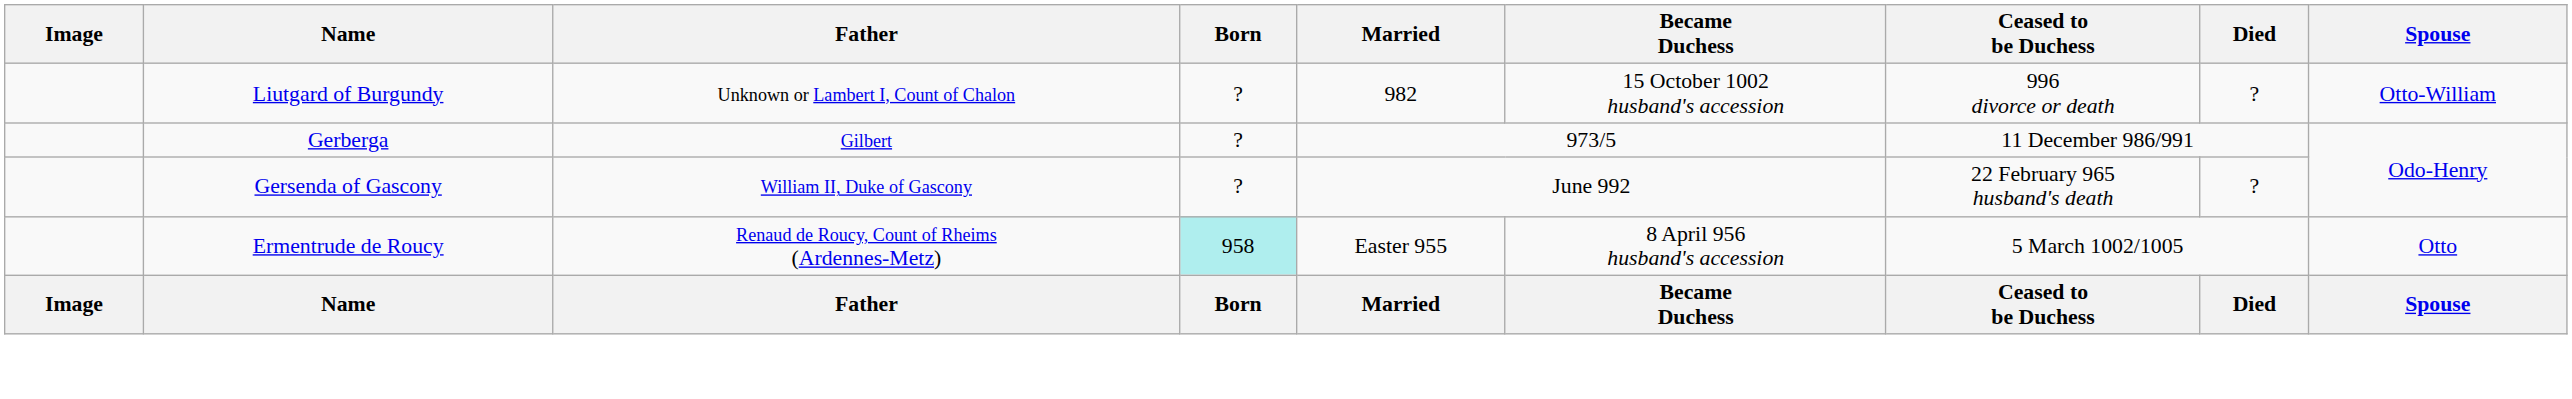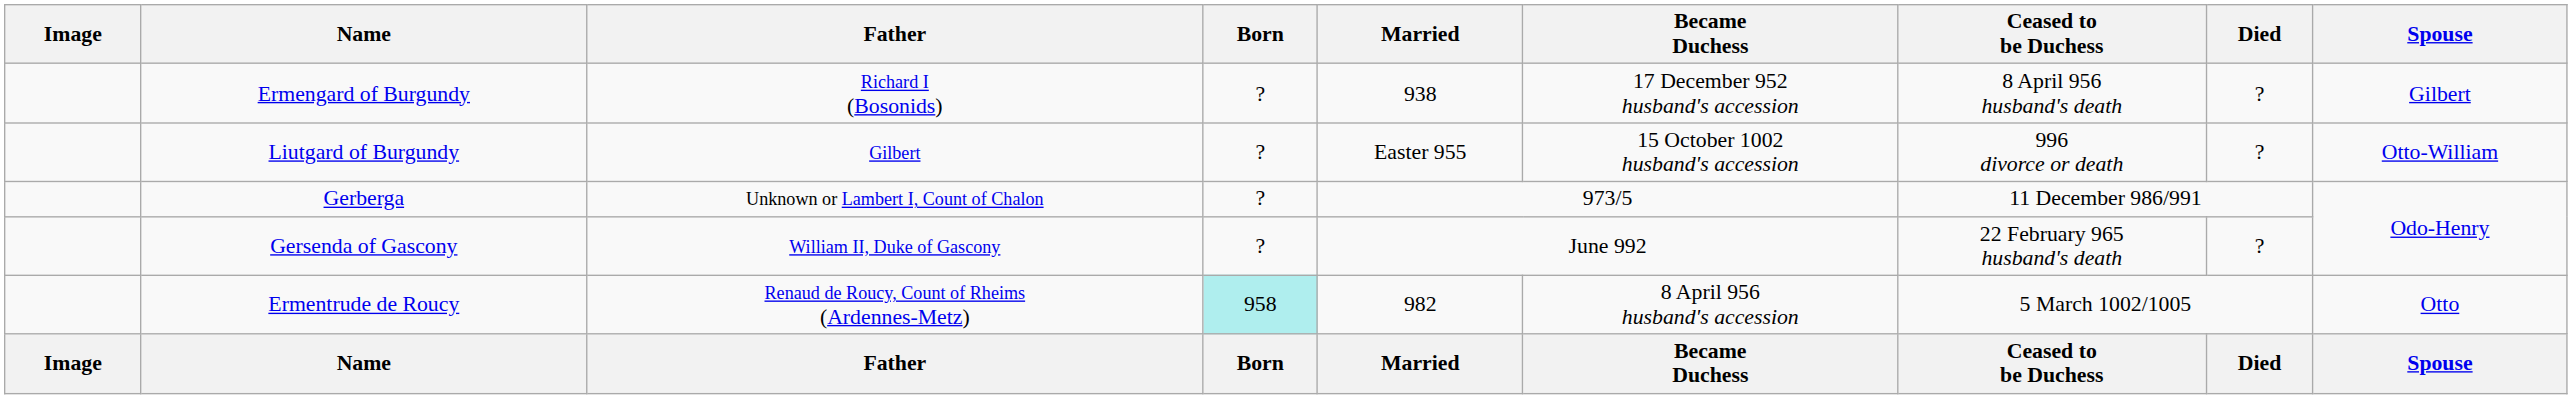+ row: (364, 92)
(866, 94) Unknown or Lambert I, Count of Chalon -> (895, 153) Gilbert
(1401, 92) 982 -> (1420, 151) Easter 955
(866, 141) Gilbert -> (895, 200) Unknown or Lambert I, Count of Chalon
(1401, 245) Easter 955 -> (1420, 304) 982
